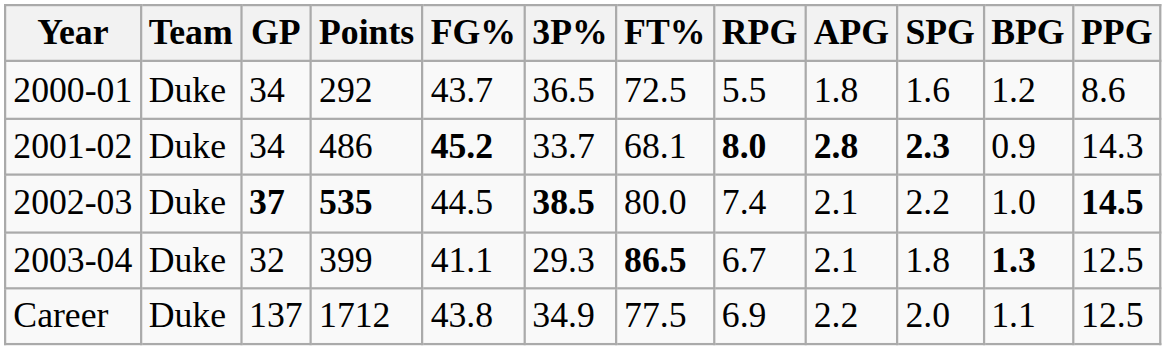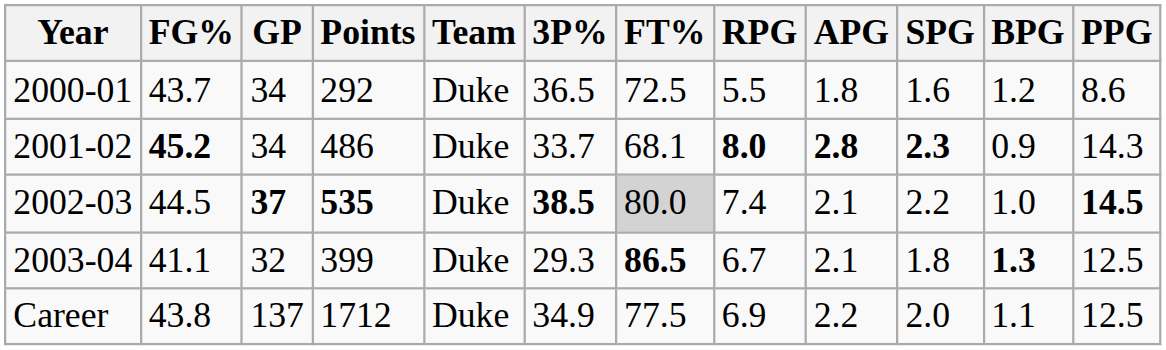columns swapped: (191, 32) <-> (473, 32)
(655, 202) no background -> (655, 202) lightgrey background
